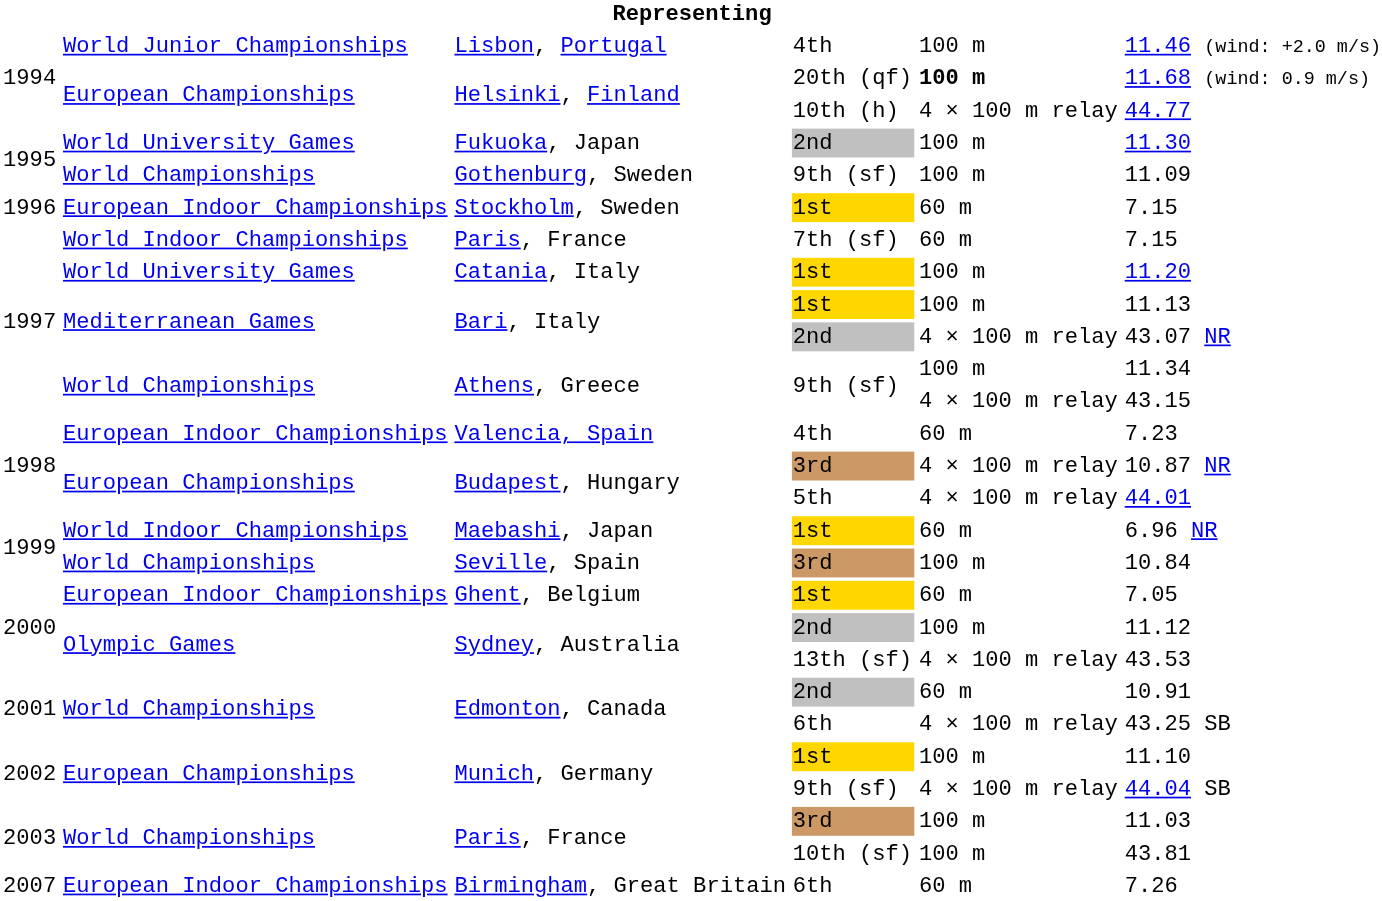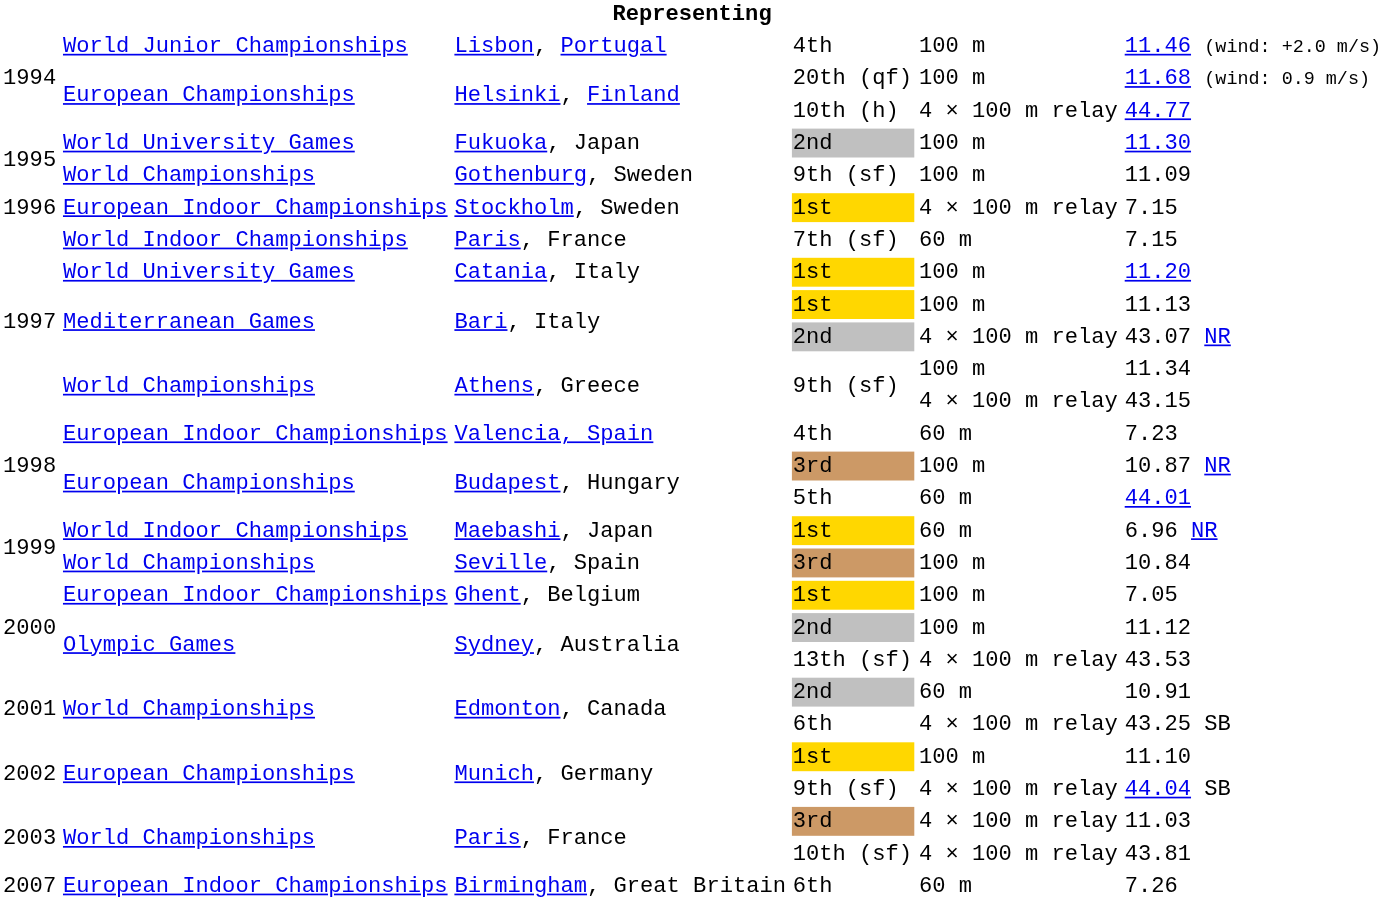(952, 78) bold -> (952, 78) normal
(945, 208) 60 m -> (1018, 208) 4 × 100 m relay
(1018, 466) 4 × 100 m relay -> (952, 466) 100 m
(1018, 498) 4 × 100 m relay -> (945, 498) 60 m
(945, 595) 60 m -> (952, 595) 100 m
(952, 821) 100 m -> (1018, 821) 4 × 100 m relay
(952, 854) 100 m -> (1018, 854) 4 × 100 m relay
